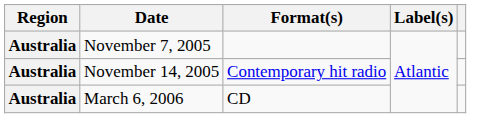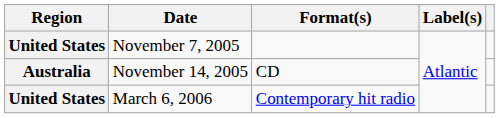(42, 44) Australia -> (57, 44) United States
(307, 71) Contemporary hit radio -> (268, 71) CD
(42, 98) Australia -> (57, 98) United States
(239, 98) CD -> (335, 98) Contemporary hit radio
